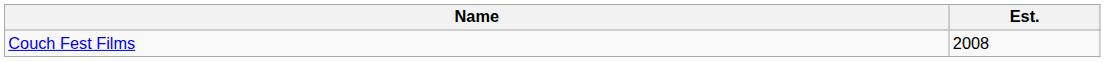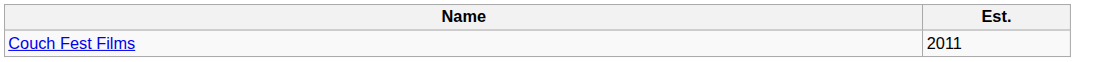(971, 43) 2008 -> (944, 43) 2011
